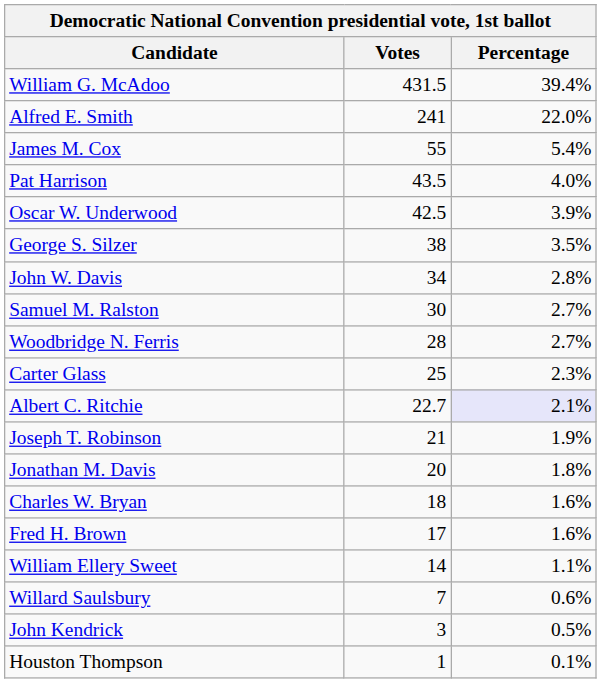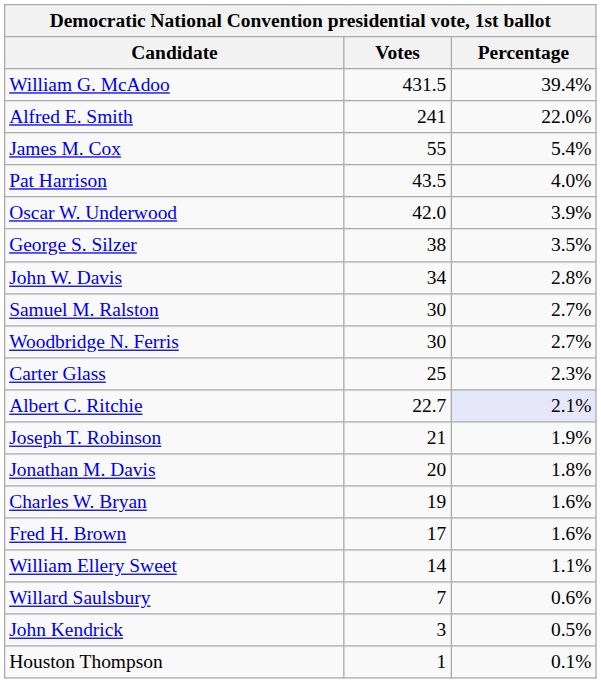(429, 213) 42.5 -> (429, 213) 42.0
(436, 341) 28 -> (436, 341) 30
(436, 501) 18 -> (436, 501) 19
